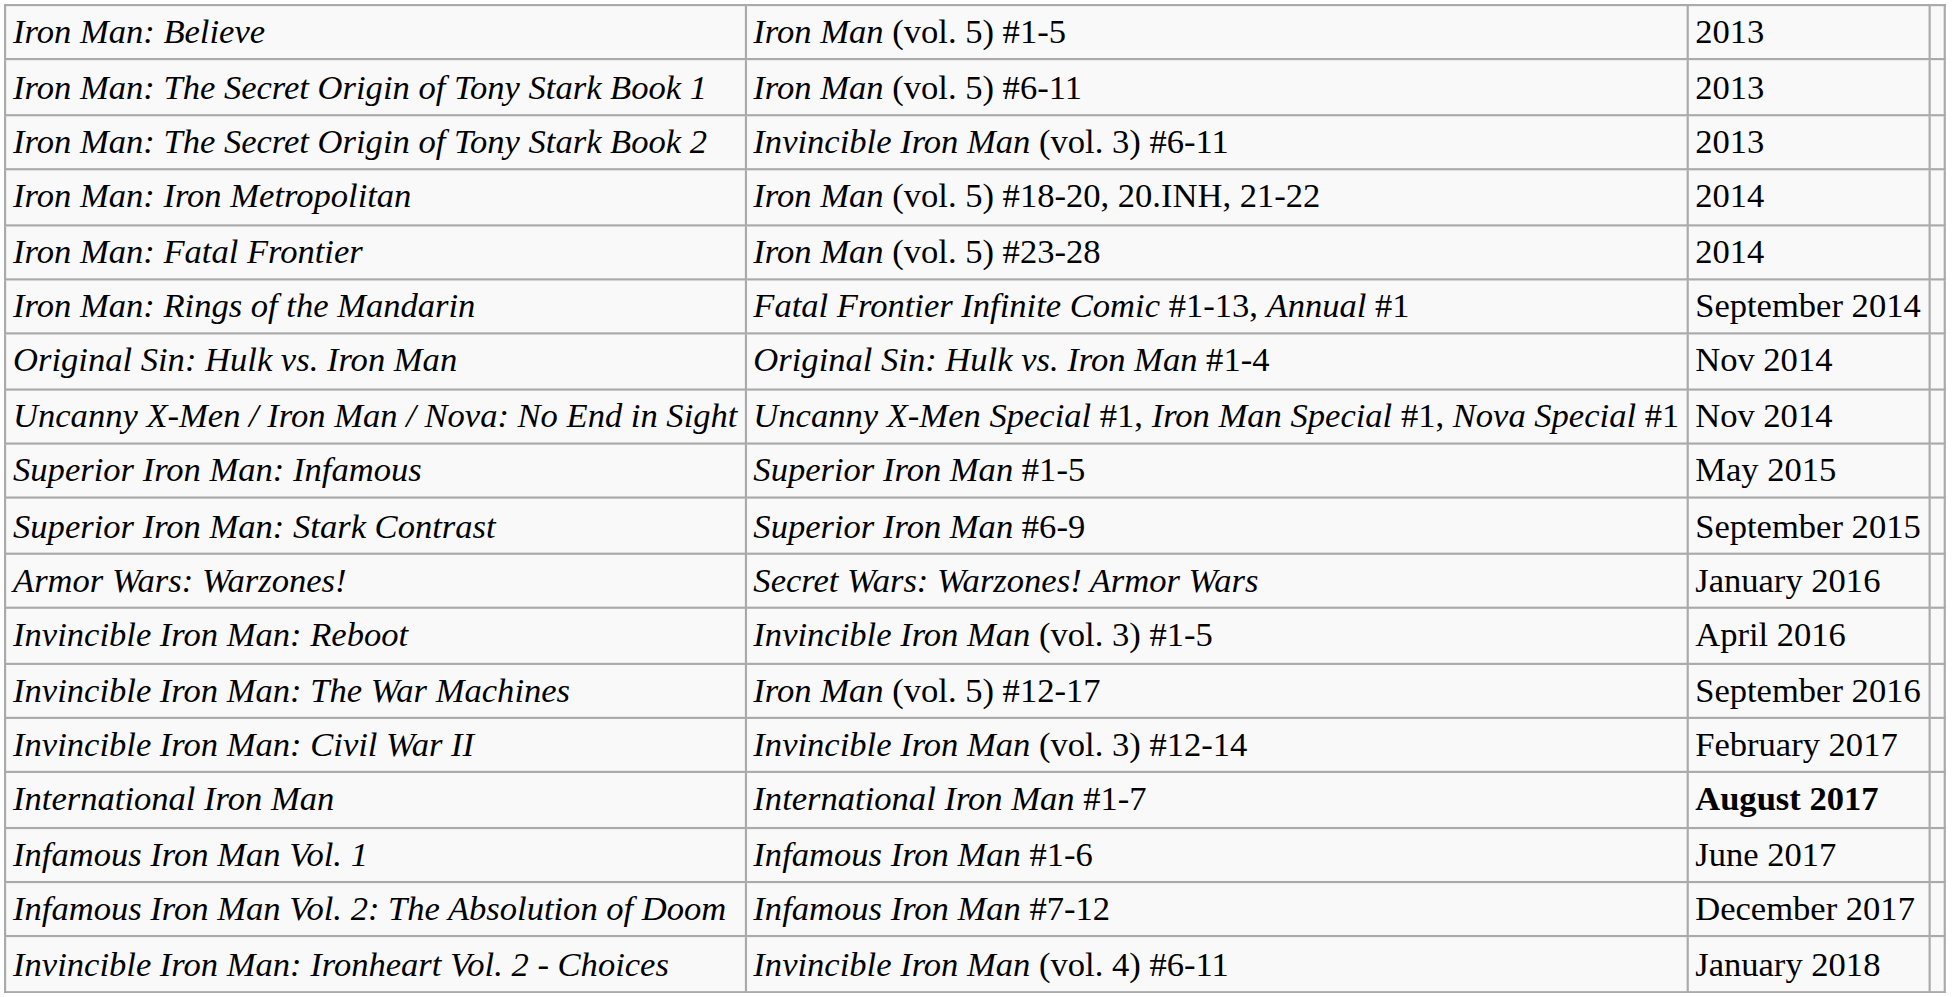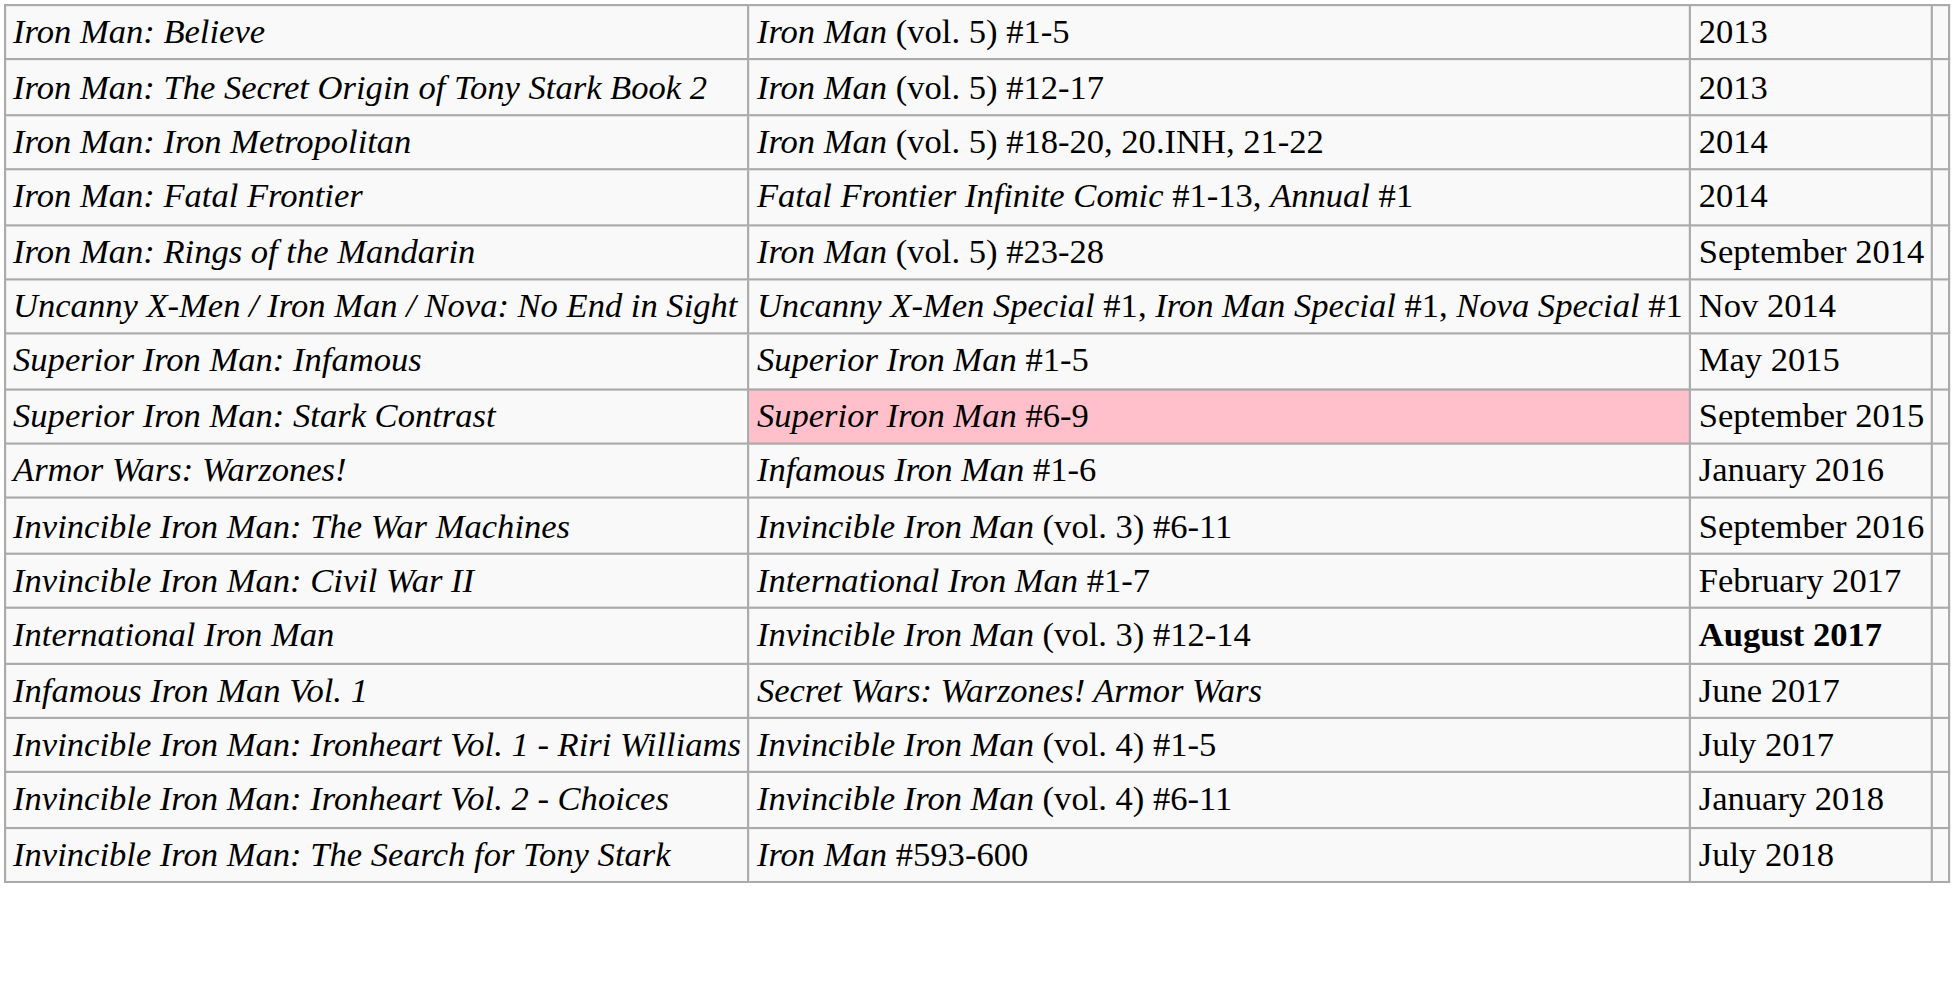- row: (360, 86)
(991, 141) Invincible Iron Man (vol. 3) #6-11 -> (930, 86) Iron Man (vol. 5) #12-17
(927, 251) Iron Man (vol. 5) #23-28 -> (1085, 196) Fatal Frontier Infinite Comic #1-13, Annual #1
(1081, 305) Fatal Frontier Infinite Comic #1-13, Annual #1 -> (930, 251) Iron Man (vol. 5) #23-28
- row: (235, 360)
(919, 525) no background -> (923, 415) pink background
(1006, 580) Secret Wars: Warzones! Armor Wars -> (927, 470) Infamous Iron Man #1-6
- row: (211, 634)
(927, 689) Iron Man (vol. 5) #12-17 -> (995, 525) Invincible Iron Man (vol. 3) #6-11
(1000, 744) Invincible Iron Man (vol. 3) #12-14 -> (954, 580) International Iron Man #1-7
(950, 799) International Iron Man #1-7 -> (1004, 634) Invincible Iron Man (vol. 3) #12-14
(923, 854) Infamous Iron Man #1-6 -> (1009, 689) Secret Wars: Warzones! Armor Wars
- row: (370, 908)
+ row: (377, 744)
+ row: (342, 854)
